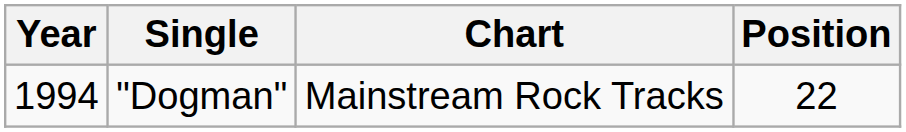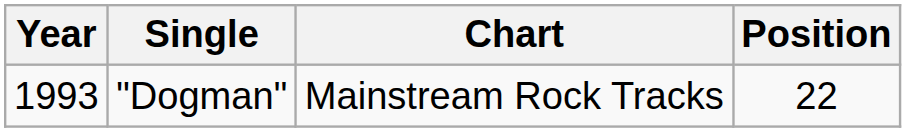(56, 95) 1994 -> (56, 95) 1993
